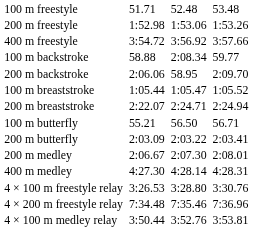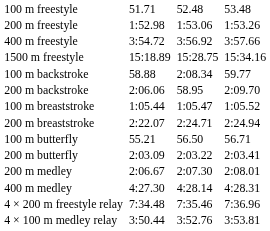+ row: (44, 57)
- row: (64, 188)
